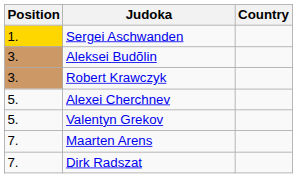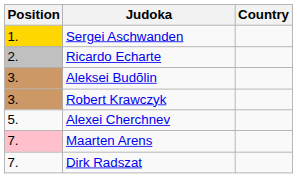+ row: (114, 57)
- row: (115, 120)
(13, 141) no background -> (13, 141) pink background
